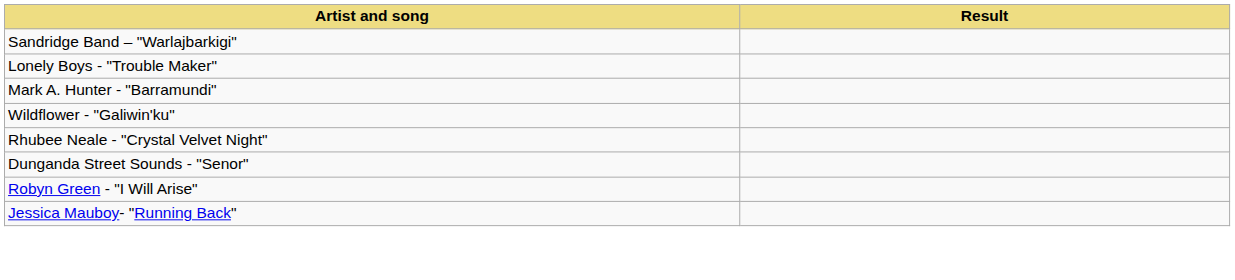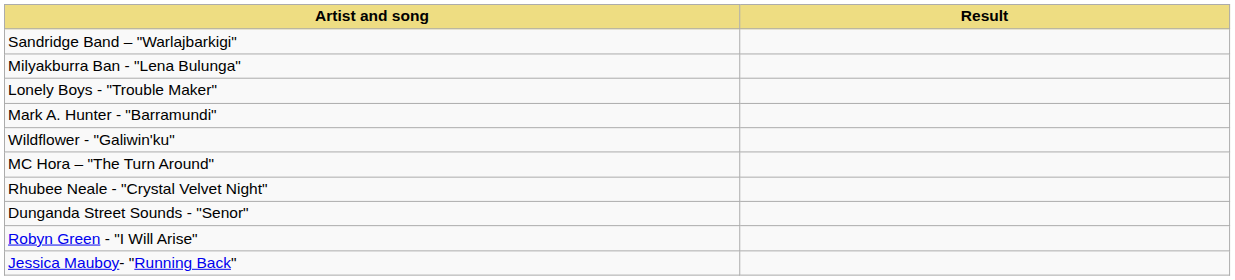+ row: (124, 66)
+ row: (111, 164)
